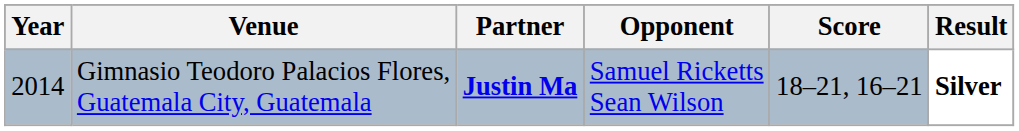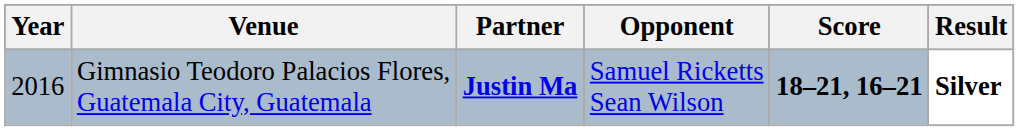(38, 86) 2014 -> (38, 86) 2016
(849, 86) normal -> (849, 86) bold
